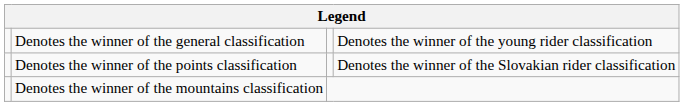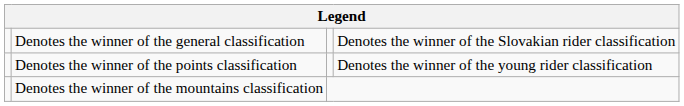(495, 40) Denotes the winner of the young rider classification -> (506, 40) Denotes the winner of the Slovakian rider classification
(506, 64) Denotes the winner of the Slovakian rider classification -> (495, 64) Denotes the winner of the young rider classification
